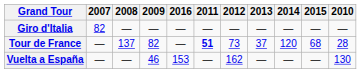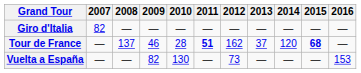columns swapped: (343, 12) <-> (181, 12)
(154, 44) 82 -> (154, 44) 46
(234, 44) 73 -> (234, 44) 162
(315, 44) normal -> (315, 44) bold
(154, 60) 46 -> (154, 60) 82
(234, 60) 162 -> (234, 60) 73
